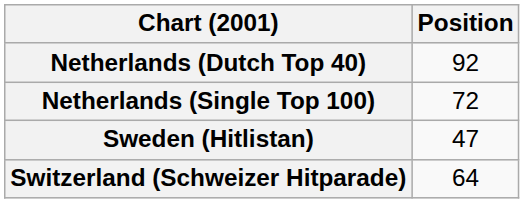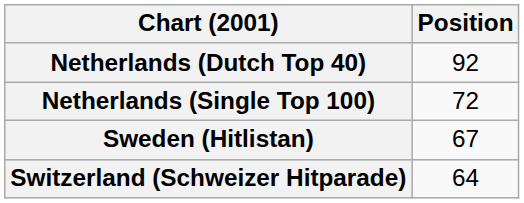(466, 139) 47 -> (466, 139) 67
